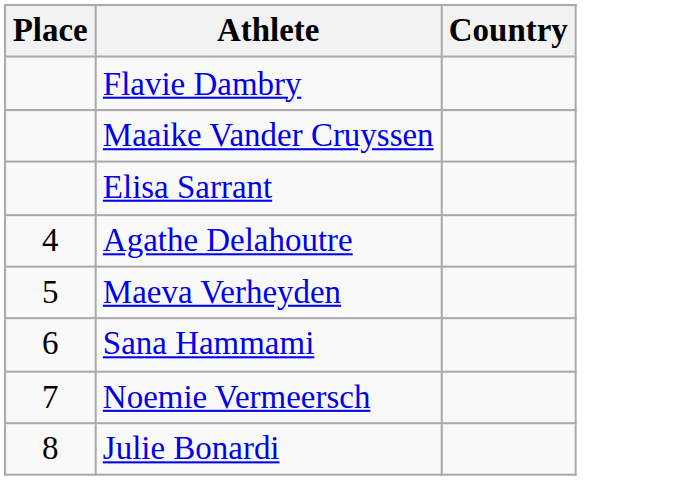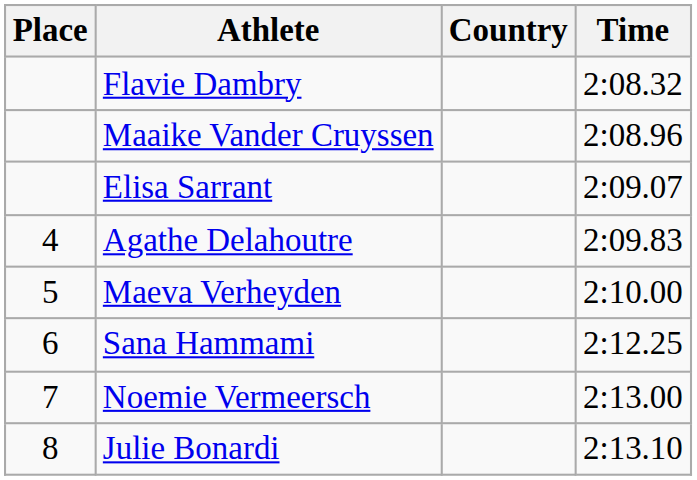+ column: (633, 30)
